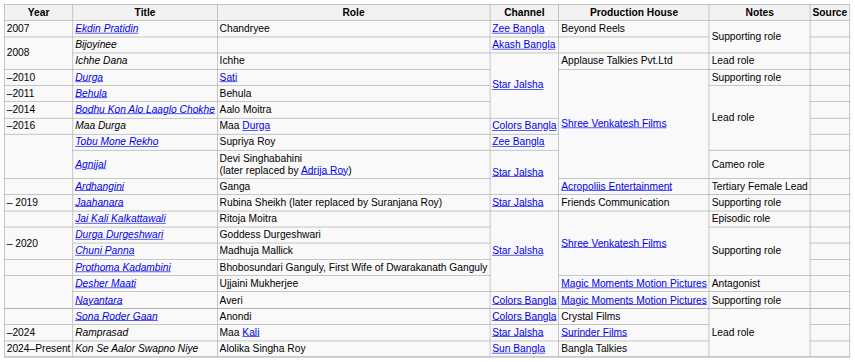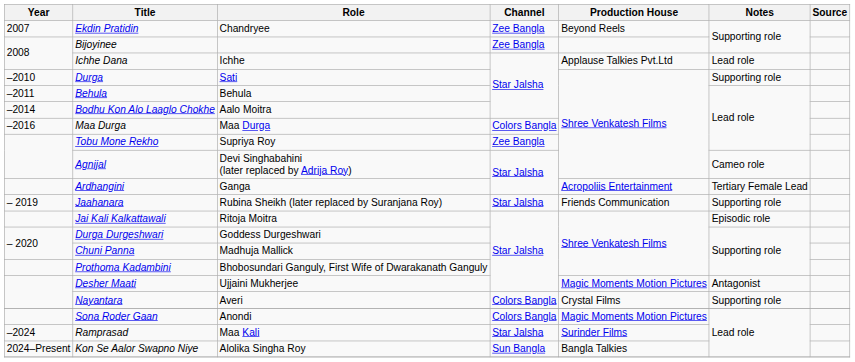(524, 45) Akash Bangla -> (518, 45) Zee Bangla
(634, 300) Magic Moments Motion Pictures -> (591, 300) Crystal Films
(591, 316) Crystal Films -> (634, 316) Magic Moments Motion Pictures
